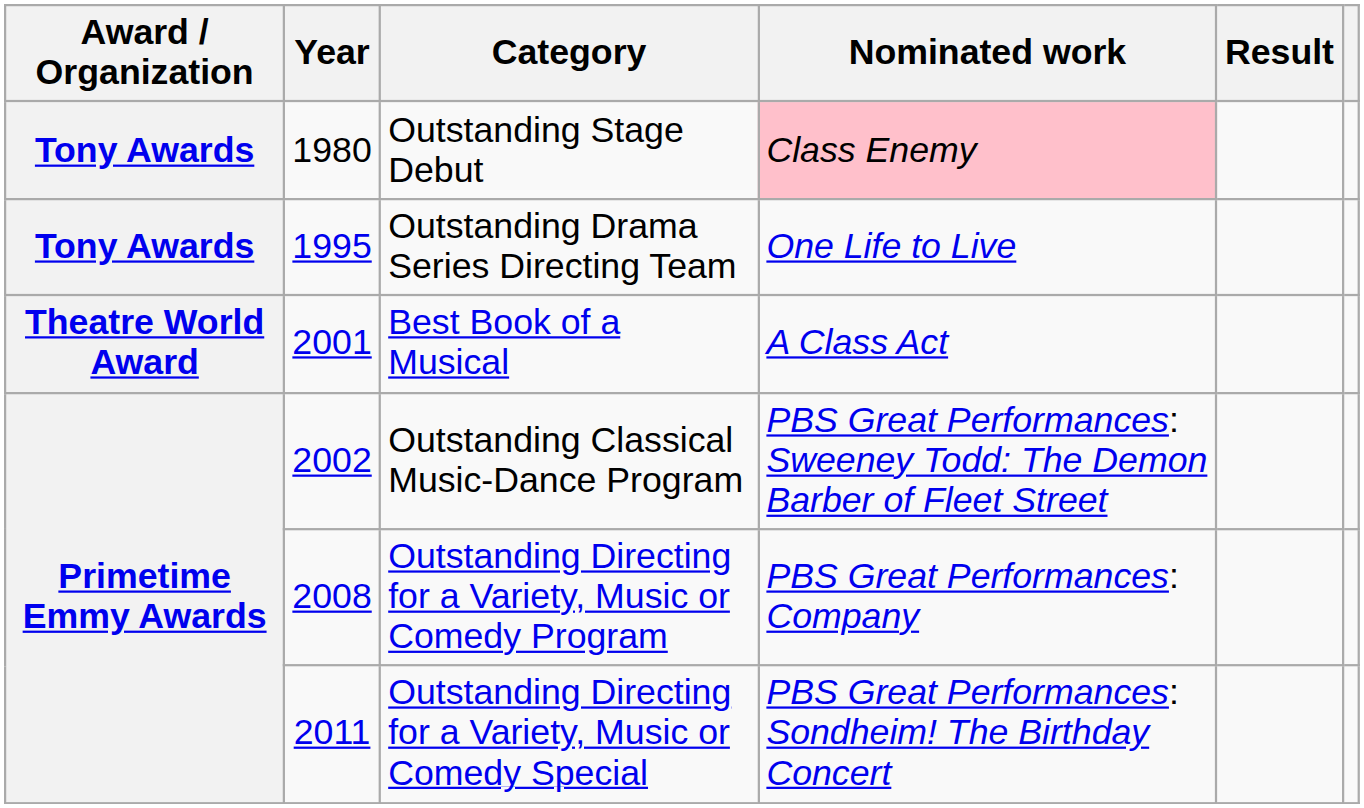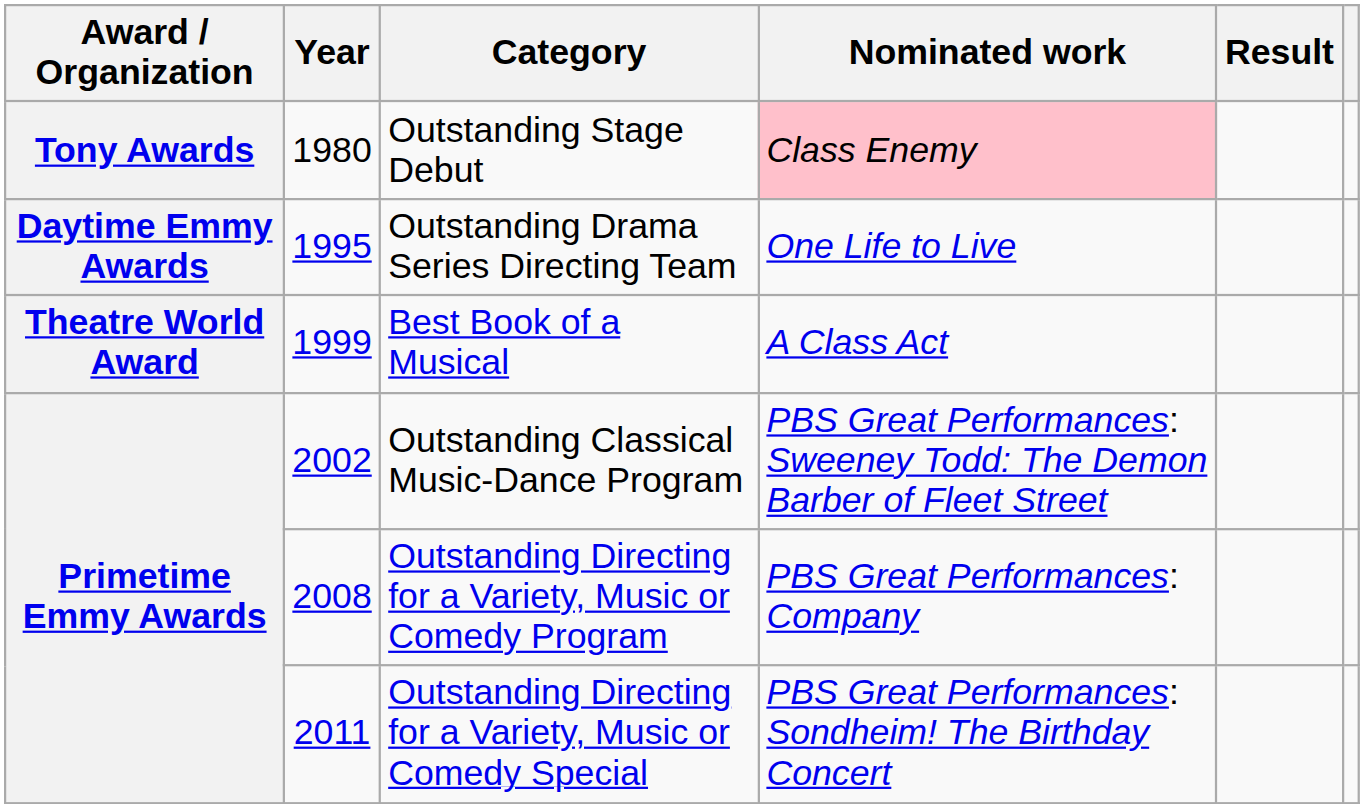(145, 246) Tony Awards -> (145, 246) Daytime Emmy Awards
(332, 343) 2001 -> (332, 343) 1999
